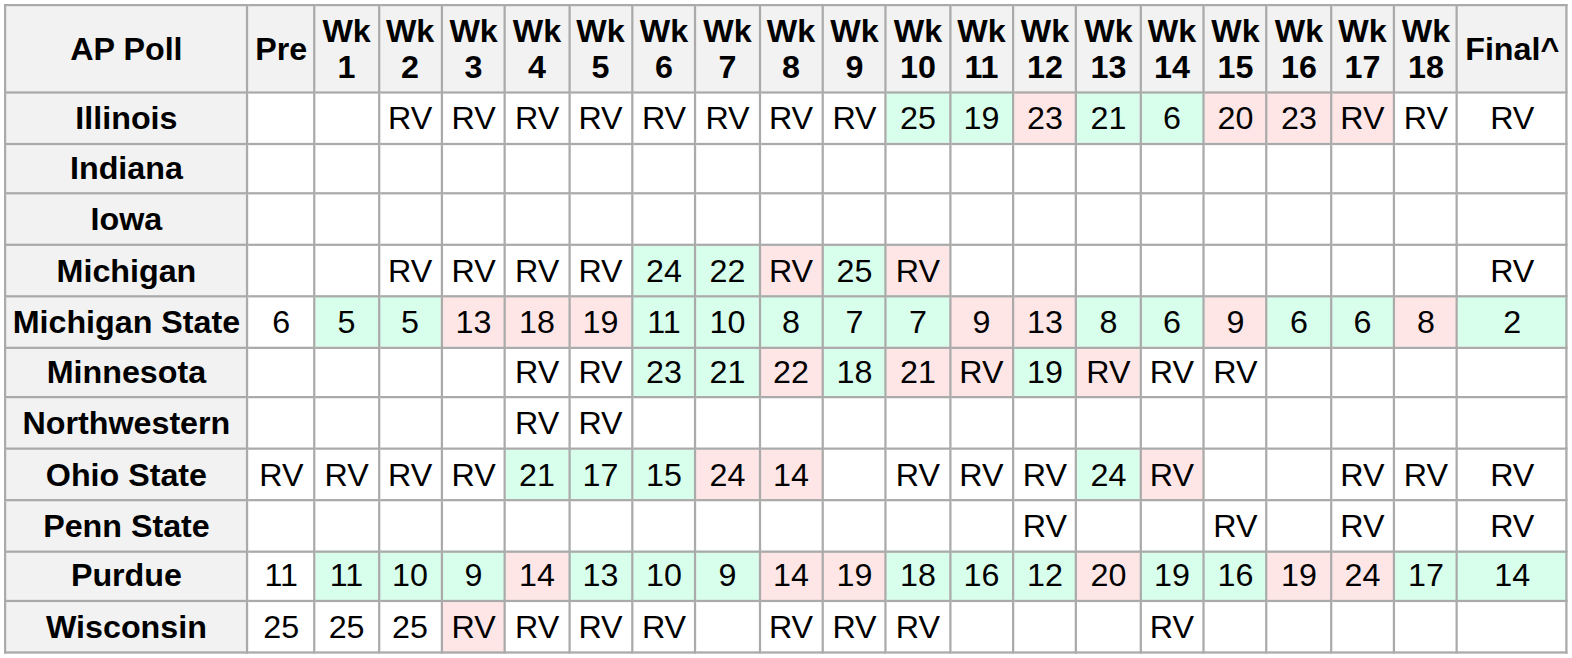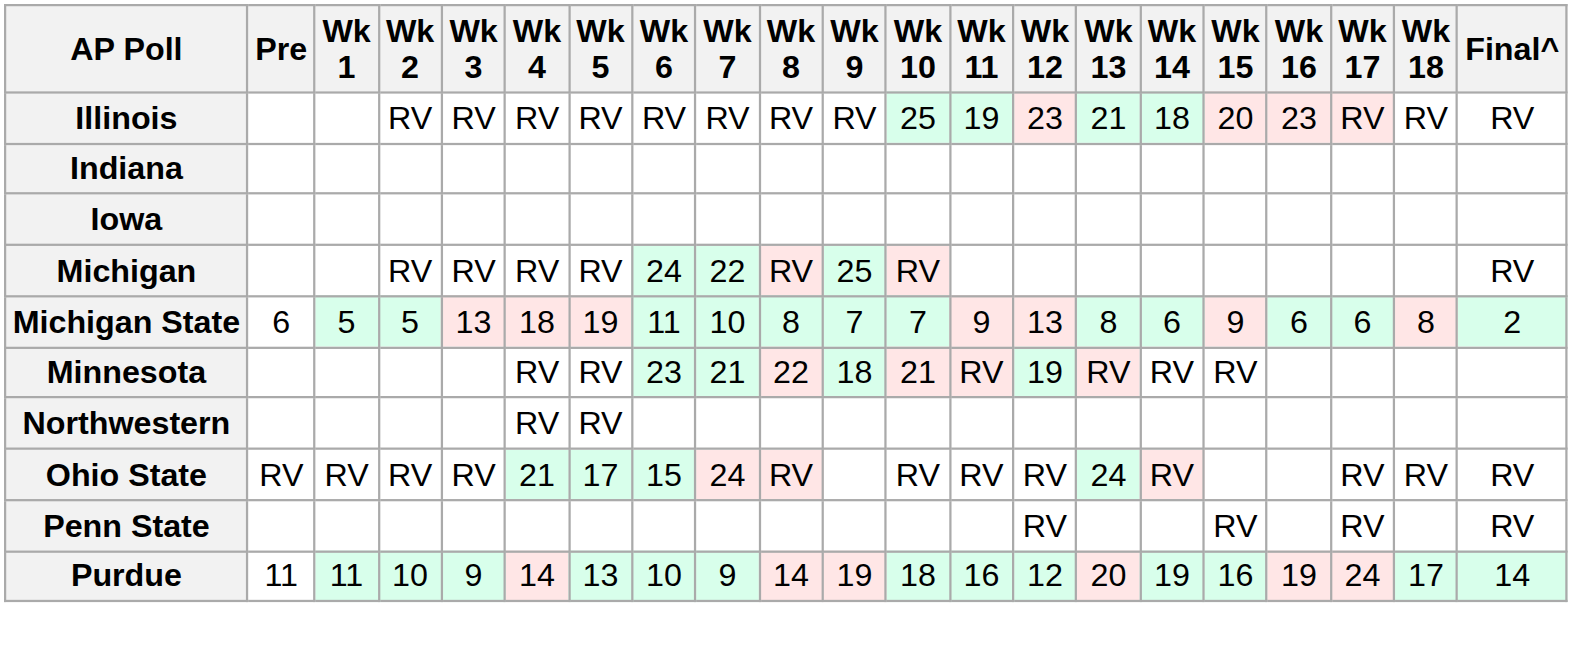(1172, 118) 6 -> (1172, 118) 18
(791, 475) 14 -> (791, 475) RV
- row: (126, 627)
